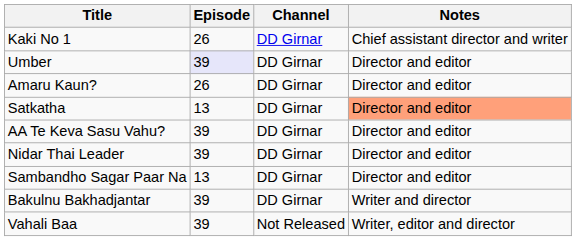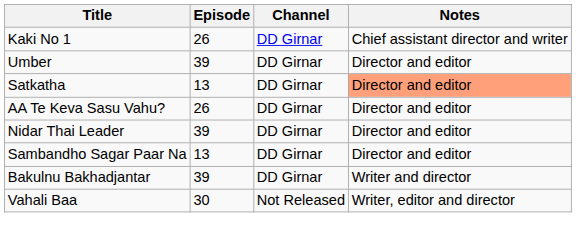(202, 62) lavender background -> (202, 62) no background
- row: (52, 85)
(202, 131) 39 -> (202, 108) 26
(202, 223) 39 -> (202, 200) 30
